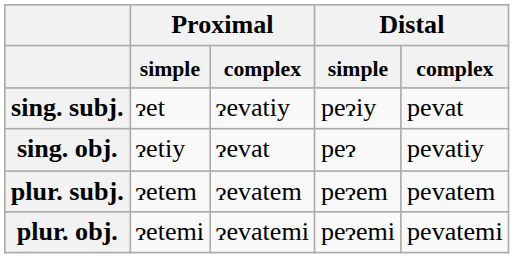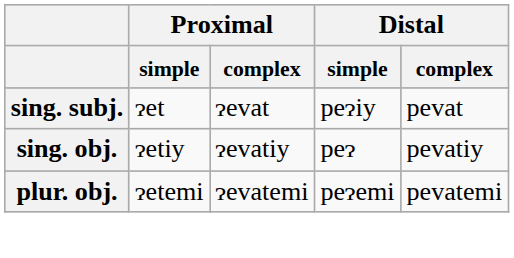(253, 107) ɂevatiy -> (242, 107) ɂevat
(243, 149) ɂevat -> (253, 149) ɂevatiy
- row: (67, 190)
